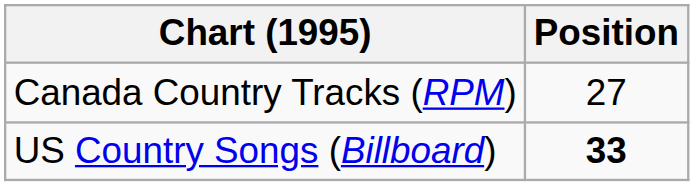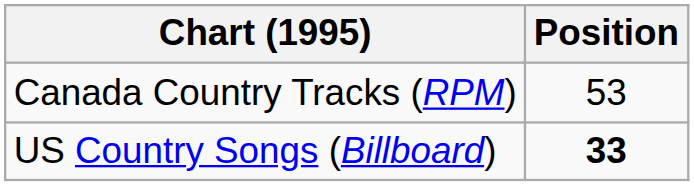(606, 92) 27 -> (606, 92) 53
